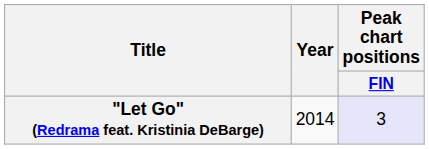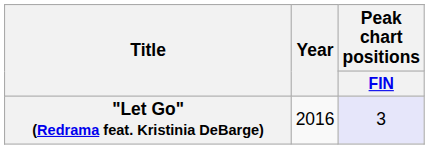(315, 119) 2014 -> (315, 119) 2016
